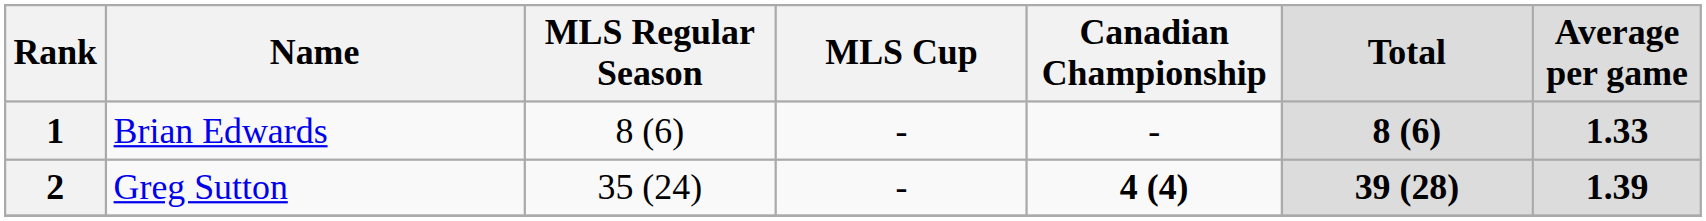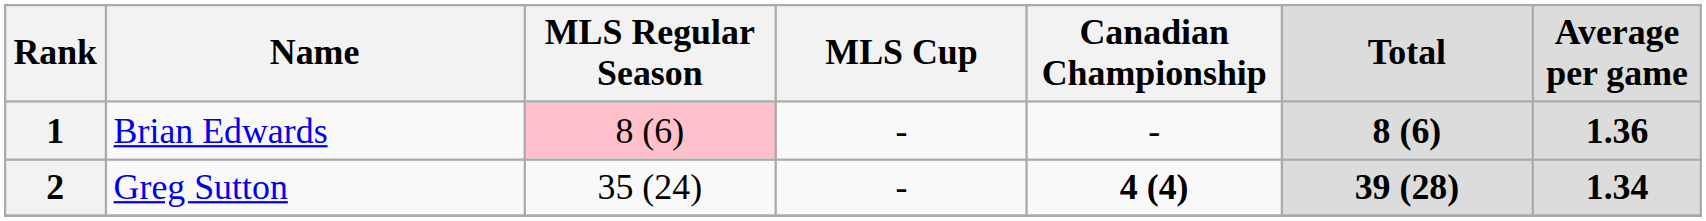(650, 130) no background -> (650, 130) pink background
(1617, 130) 1.33 -> (1617, 130) 1.36
(1617, 186) 1.39 -> (1617, 186) 1.34
